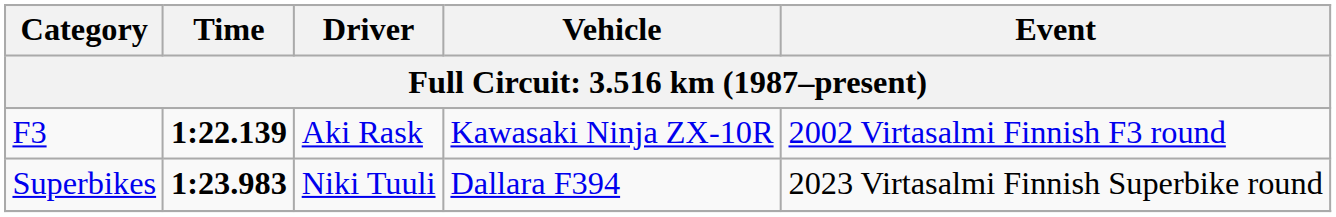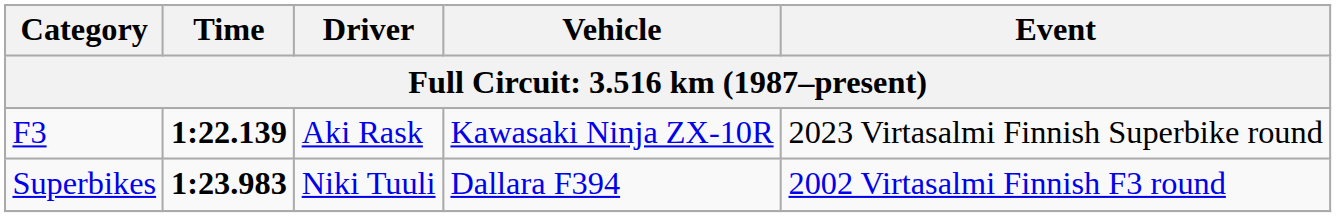(1007, 132) 2002 Virtasalmi Finnish F3 round -> (1056, 132) 2023 Virtasalmi Finnish Superbike round
(1056, 183) 2023 Virtasalmi Finnish Superbike round -> (1007, 183) 2002 Virtasalmi Finnish F3 round
